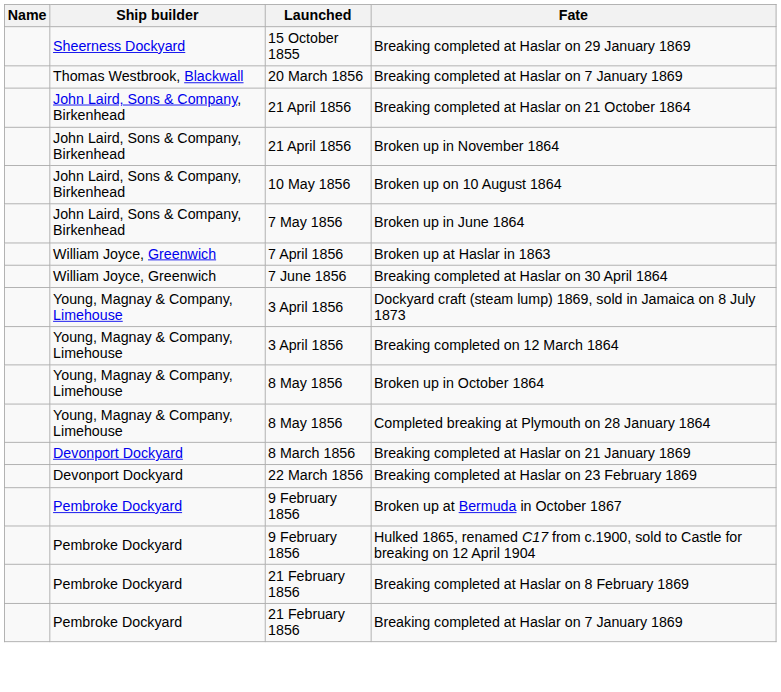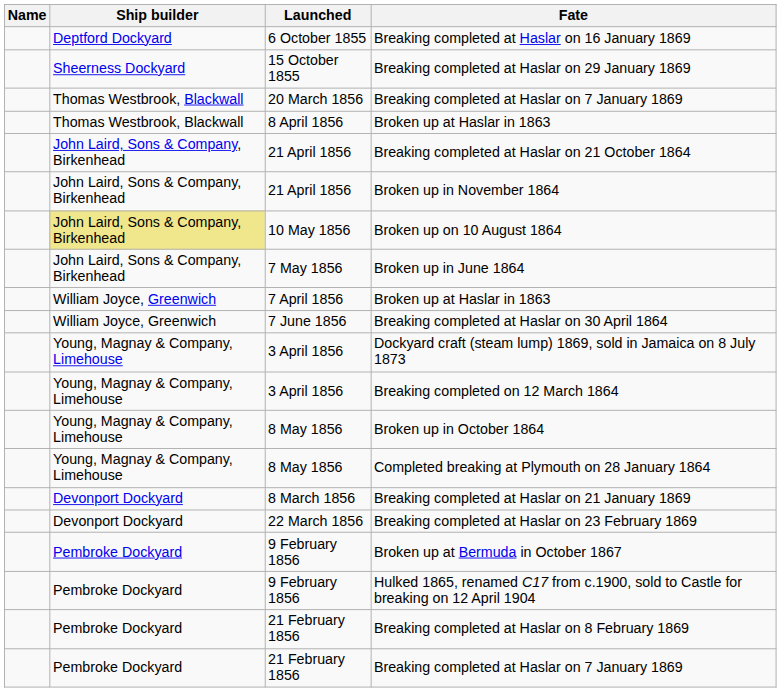+ row: (317, 38)
+ row: (306, 122)
(147, 184) no background -> (147, 229) khaki background
